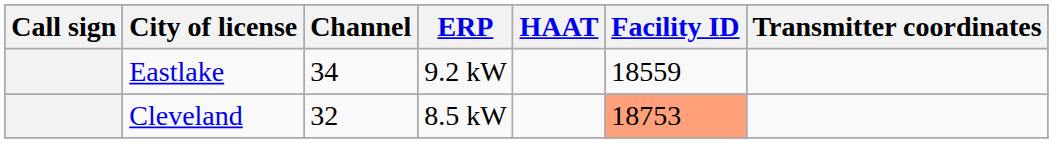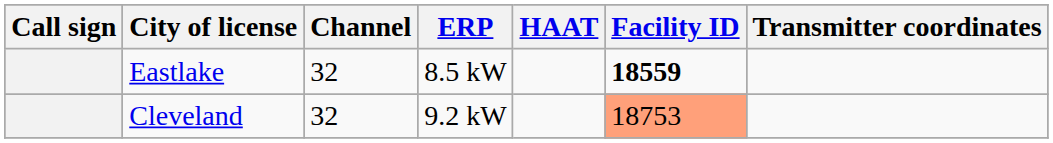(324, 71) 34 -> (324, 71) 32
(465, 71) 9.2 kW -> (465, 71) 8.5 kW
(646, 71) normal -> (646, 71) bold
(465, 115) 8.5 kW -> (465, 115) 9.2 kW
